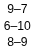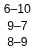rows swapped: (17, 9) <-> (17, 25)
